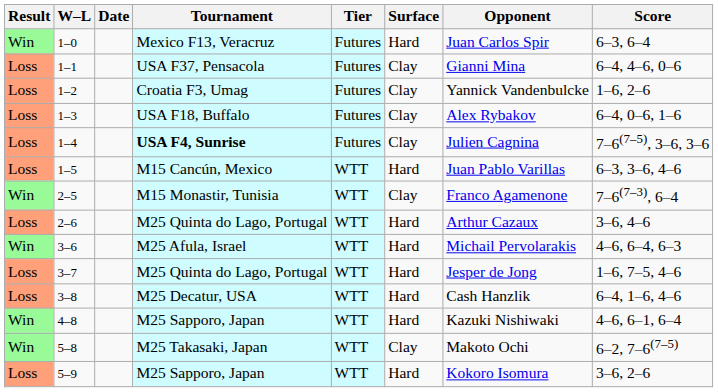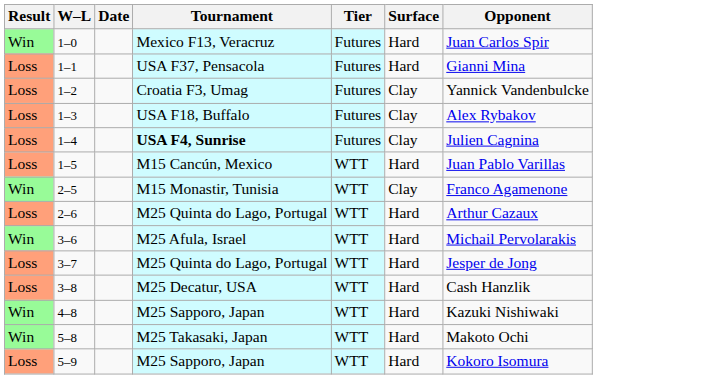- column: (653, 16)
(403, 66) Clay -> (404, 66) Hard
(403, 347) Clay -> (404, 336) Hard
